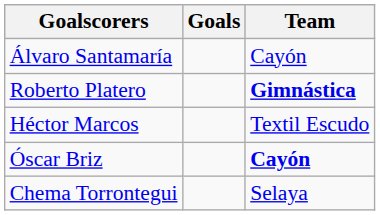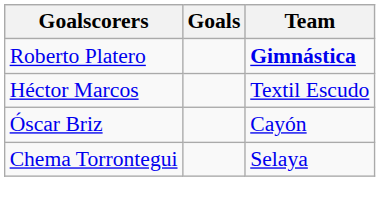- row: (91, 55)
(280, 158) bold -> (278, 124) normal
